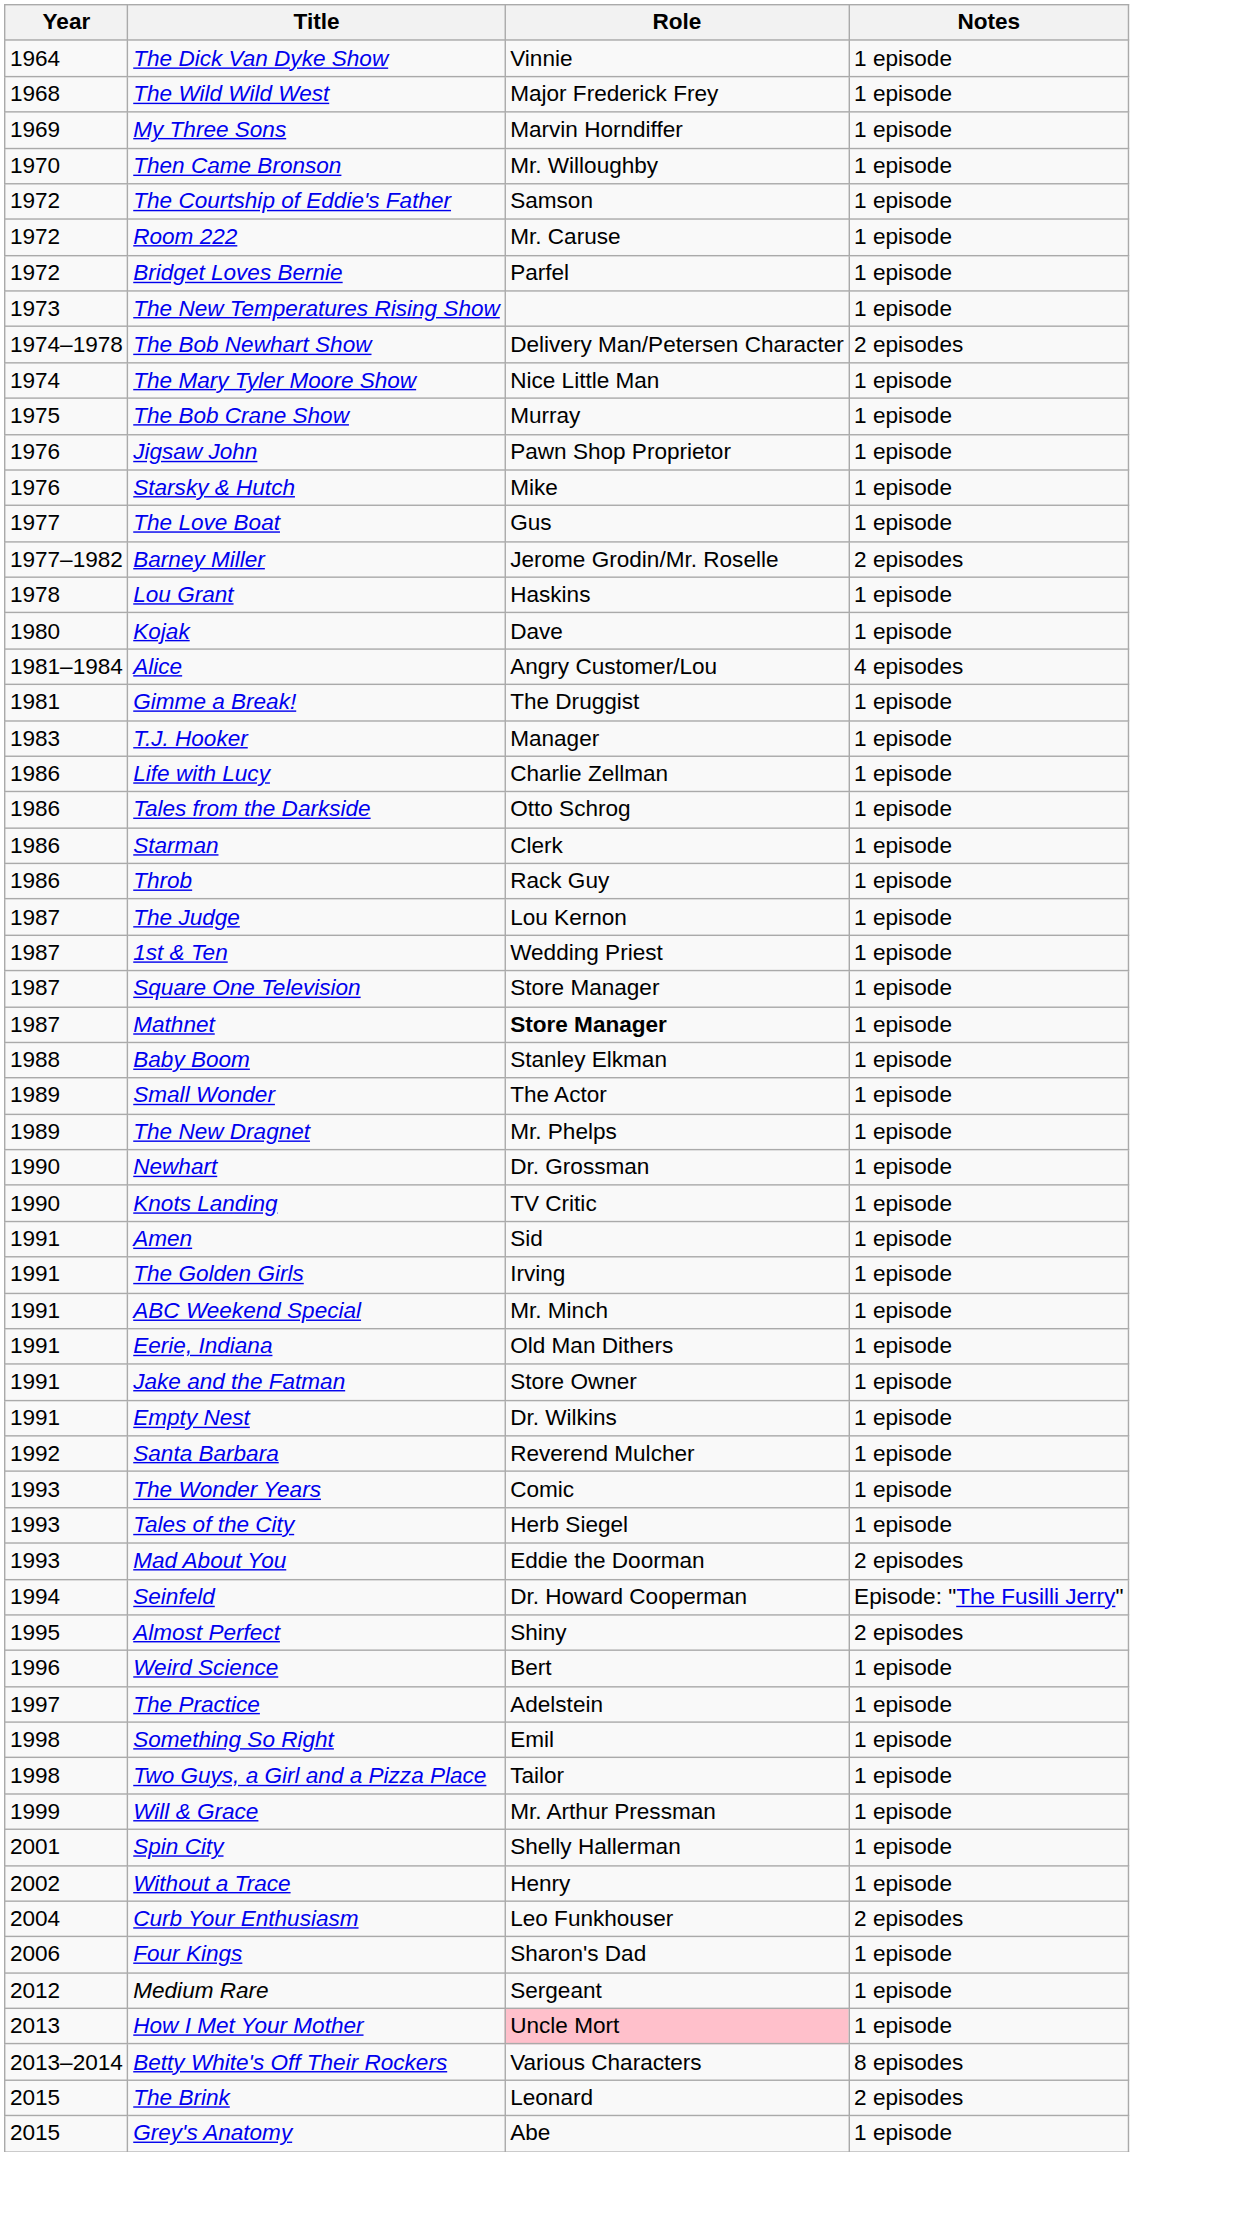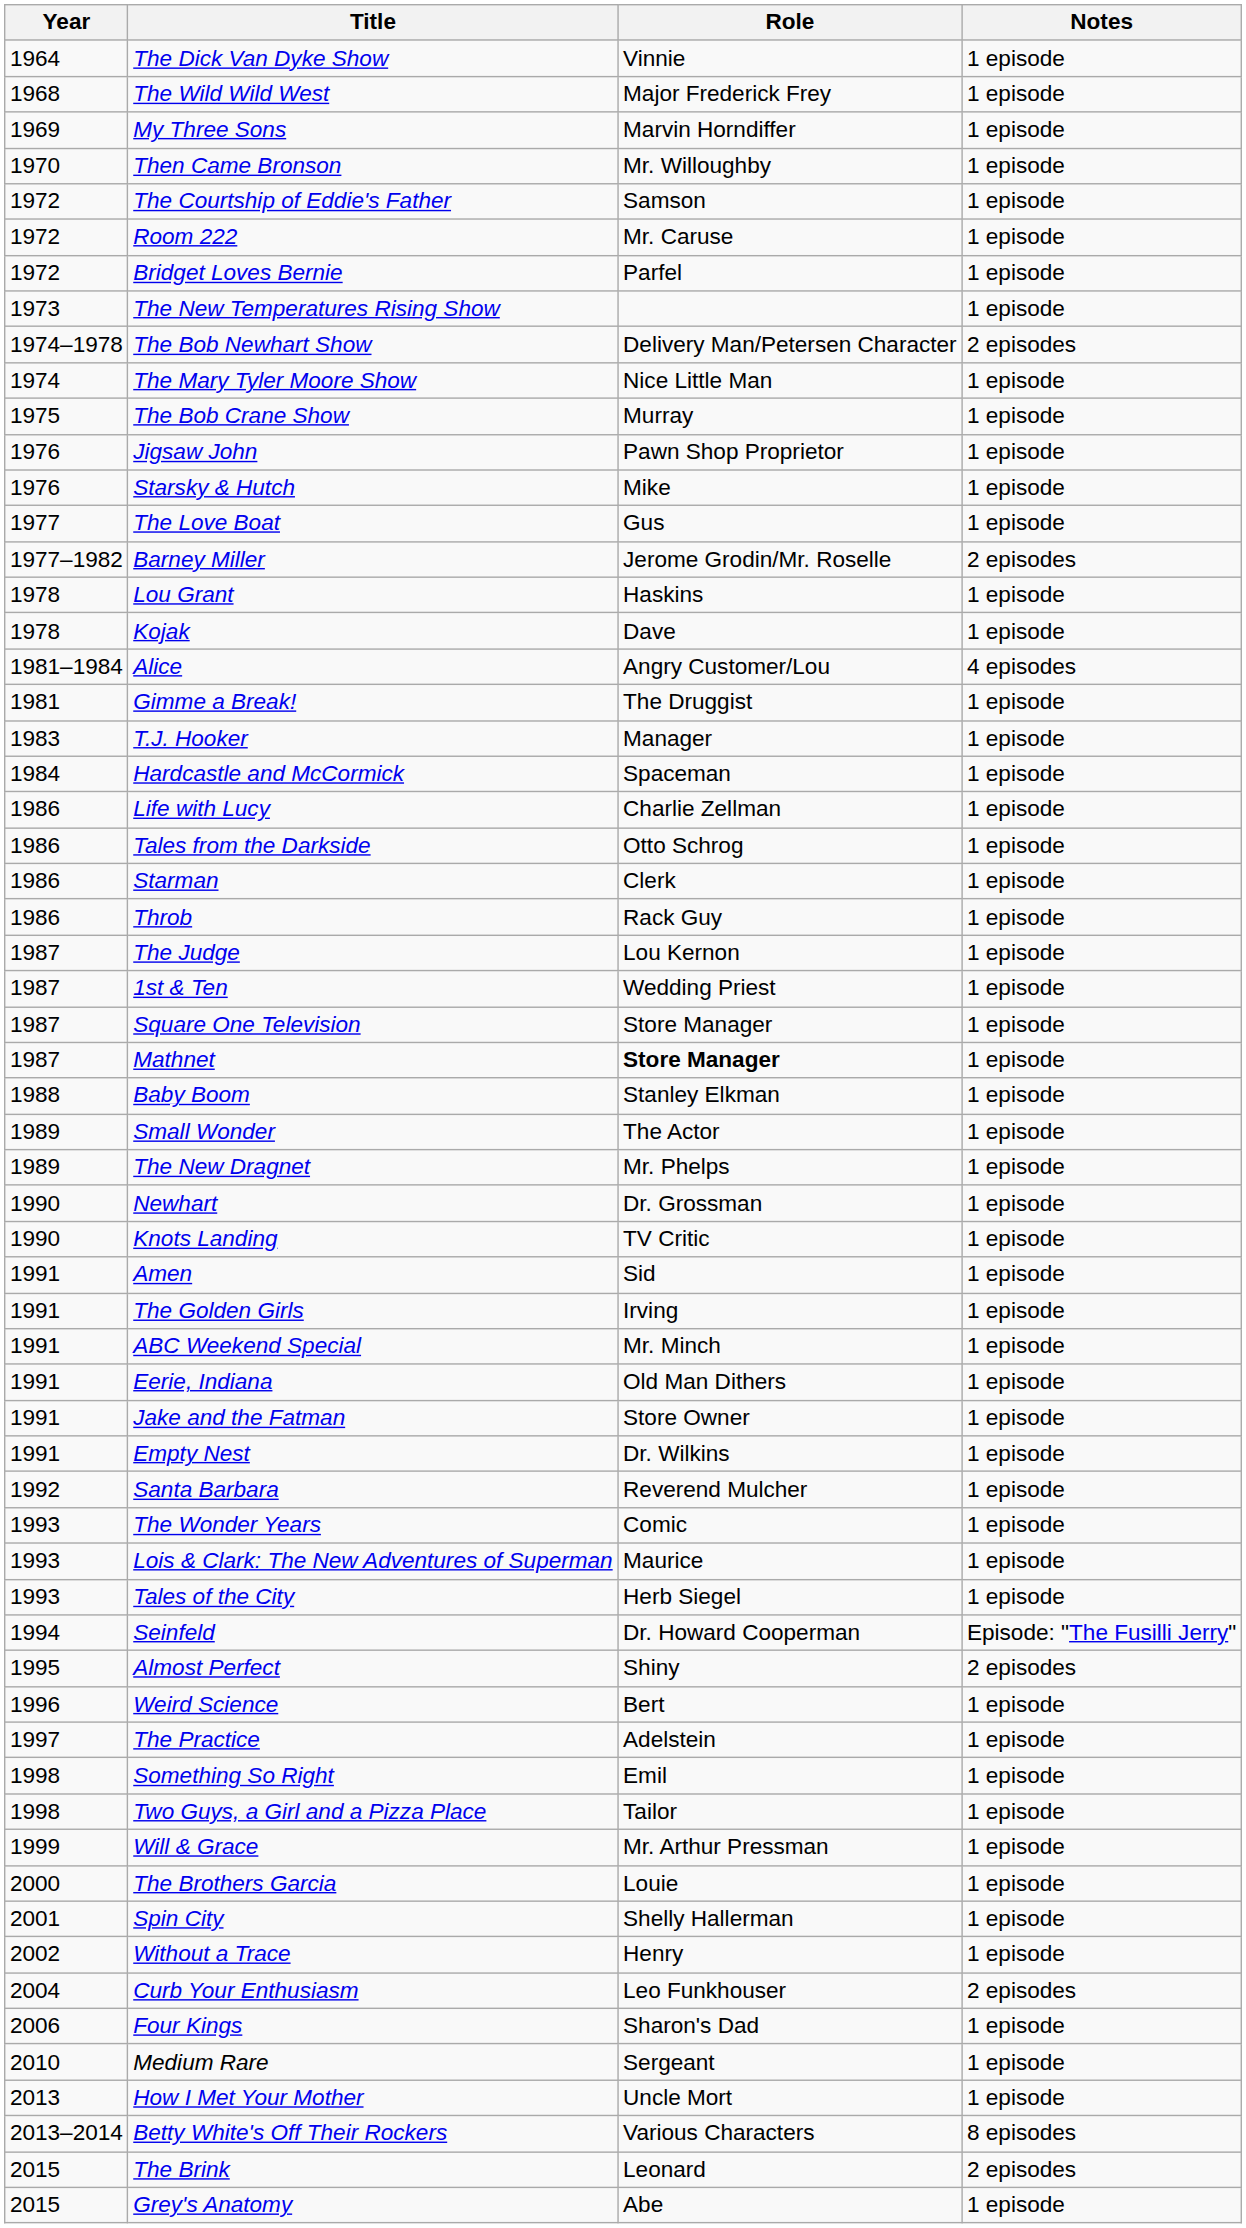(35, 630) 1980 -> (35, 630) 1978
+ row: (269, 773)
+ row: (373, 1560)
- row: (210, 1560)
+ row: (235, 1882)
(35, 1990) 2012 -> (35, 2061) 2010
(565, 2025) pink background -> (678, 2097) no background
